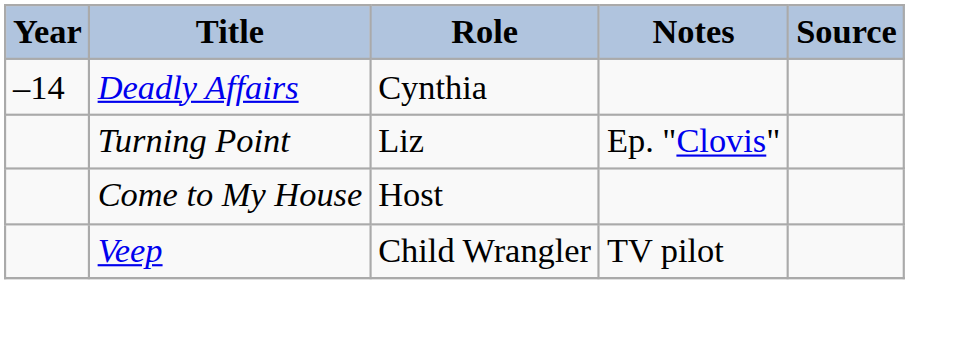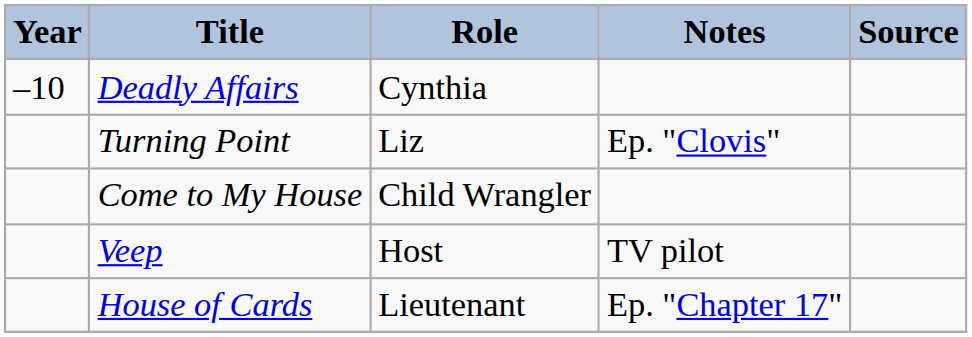(39, 86) –14 -> (39, 86) –10
(411, 195) Host -> (485, 195) Child Wrangler
(485, 250) Child Wrangler -> (411, 250) Host
+ row: (205, 304)
